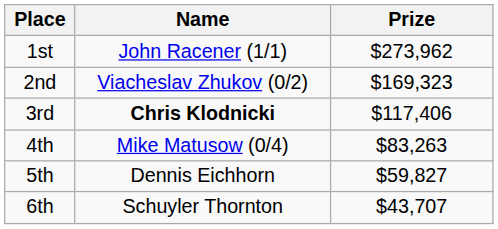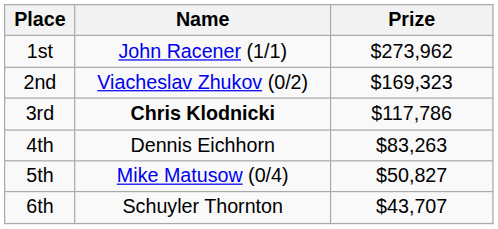(412, 113) $117,406 -> (412, 113) $117,786
(203, 144) Mike Matusow (0/4) -> (203, 144) Dennis Eichhorn
(203, 176) Dennis Eichhorn -> (203, 176) Mike Matusow (0/4)
(412, 176) $59,827 -> (412, 176) $50,827
